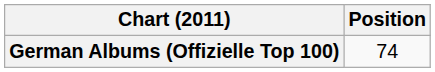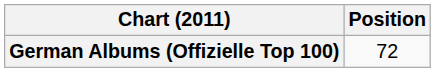(387, 51) 74 -> (387, 51) 72
